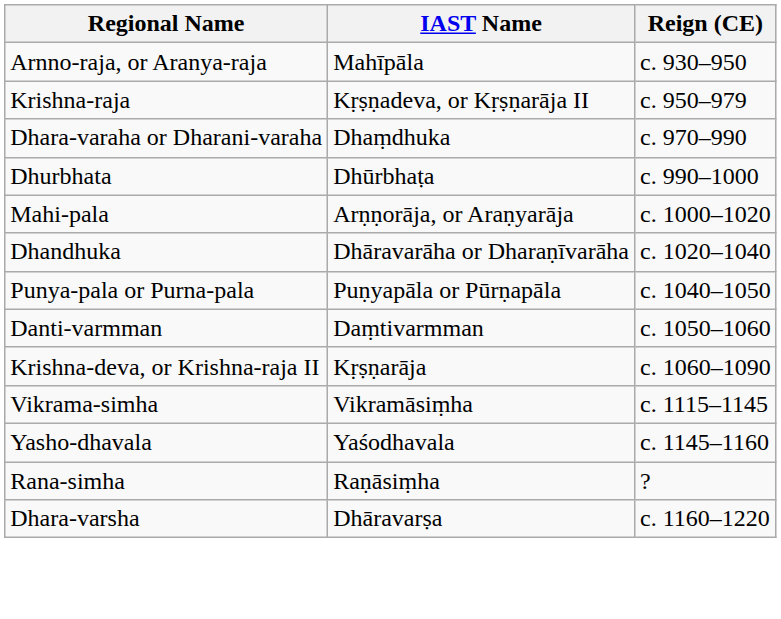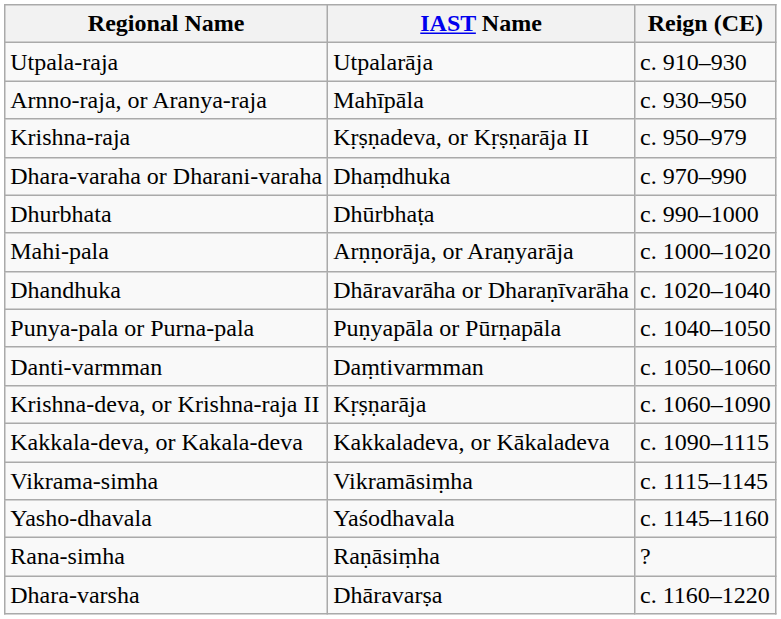+ row: (64, 61)
+ row: (157, 442)
